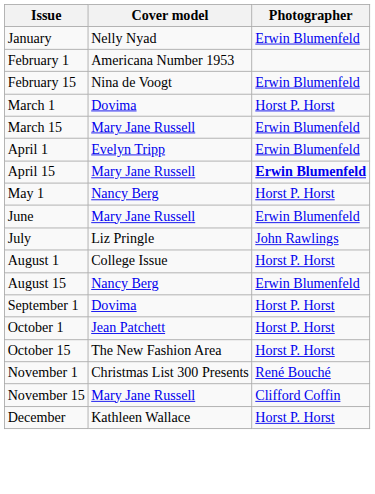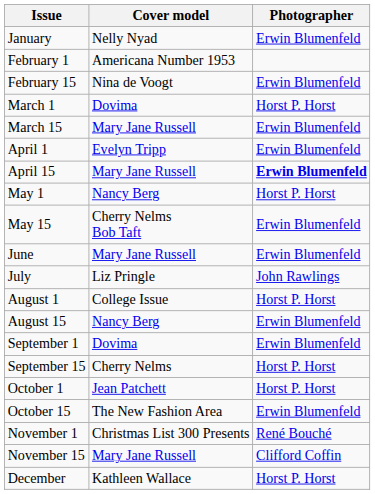+ row: (29, 224)
(295, 305) Horst P. Horst -> (308, 344) Erwin Blumenfeld
+ row: (47, 366)
(295, 350) Horst P. Horst -> (308, 411) Erwin Blumenfeld
